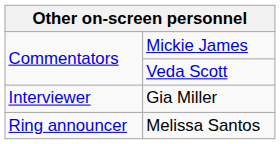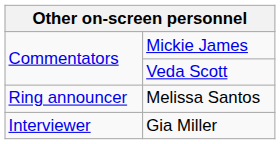rows swapped: (203, 125) <-> (182, 98)
